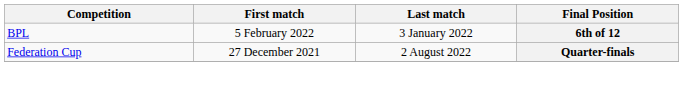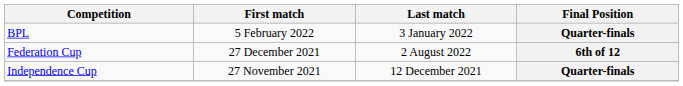(598, 33) 6th of 12 -> (598, 33) Quarter-finals
(598, 52) Quarter-finals -> (598, 52) 6th of 12
+ row: (52, 71)
